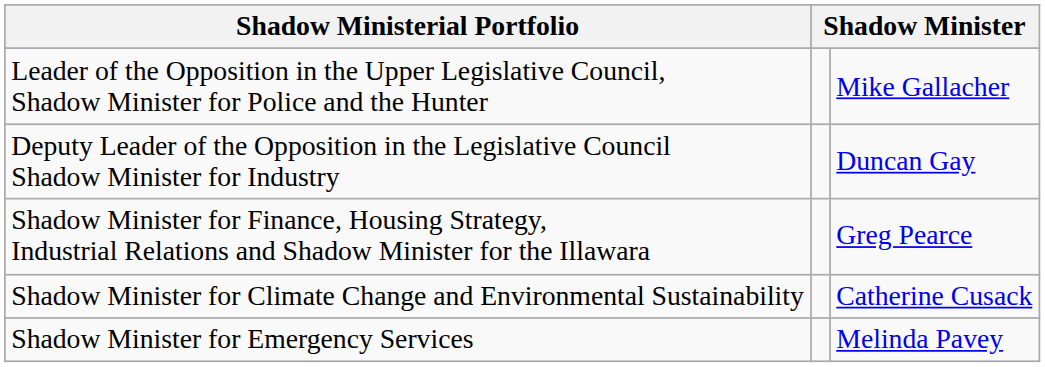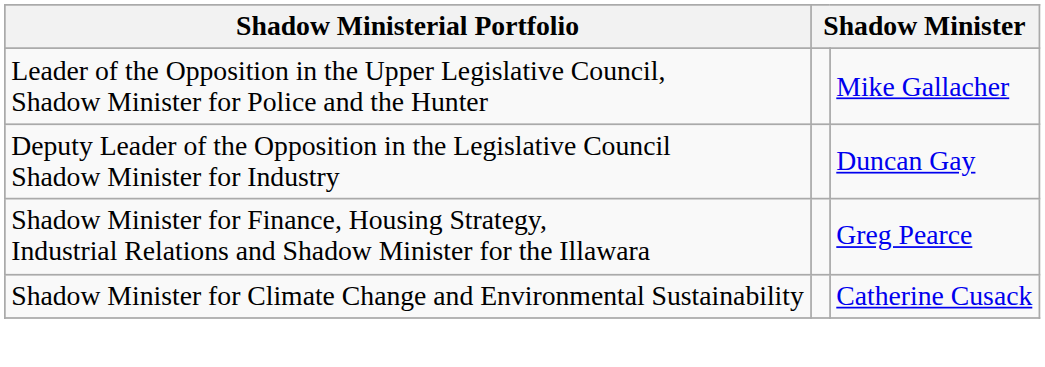- row: (242, 339)
